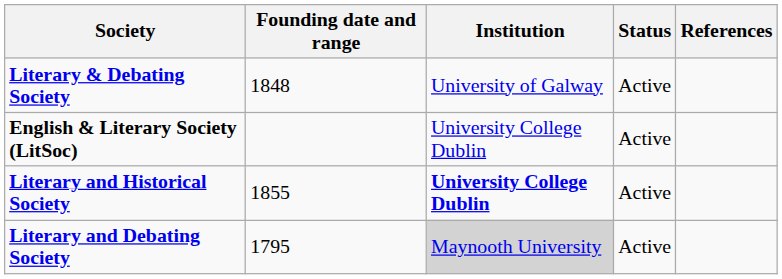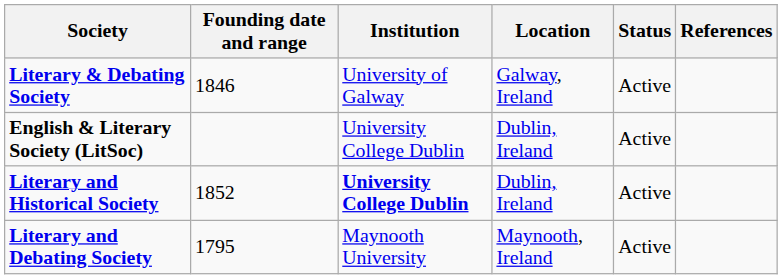+ column: (553, 31)
(270, 85) 1848 -> (215, 85) 1846
(270, 192) 1855 -> (215, 192) 1852
(516, 246) lightgrey background -> (384, 246) no background
